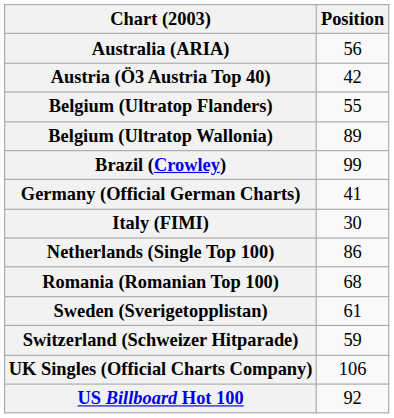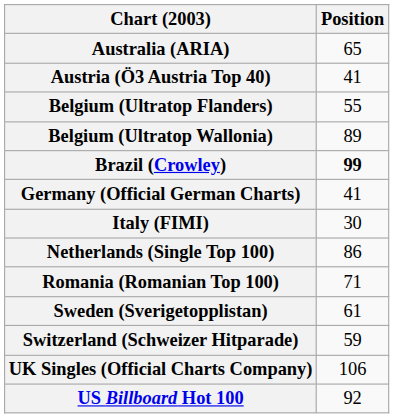(353, 48) 56 -> (353, 48) 65
(353, 77) 42 -> (353, 77) 41
(353, 164) normal -> (353, 164) bold
(353, 281) 68 -> (353, 281) 71
